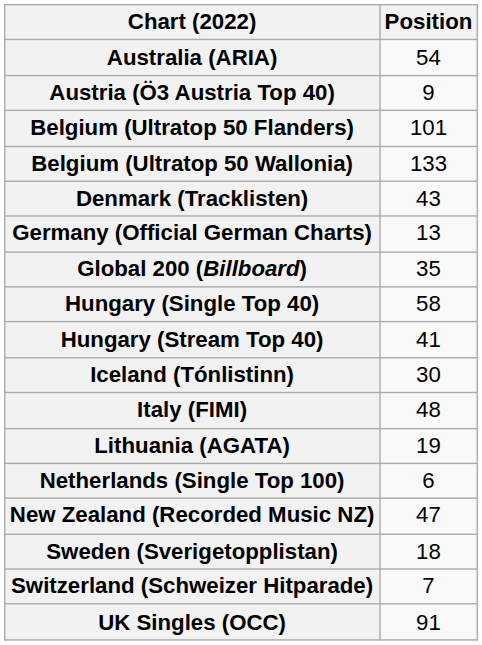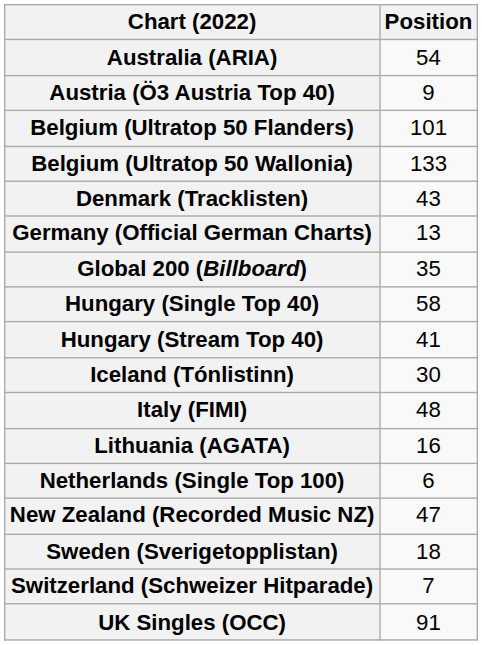(428, 445) 19 -> (428, 445) 16
